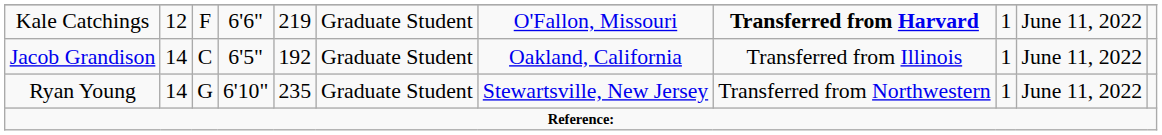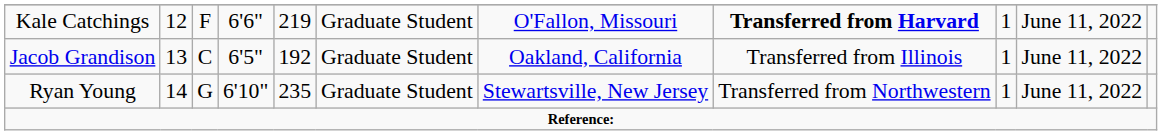(176, 56) 14 -> (176, 56) 13
